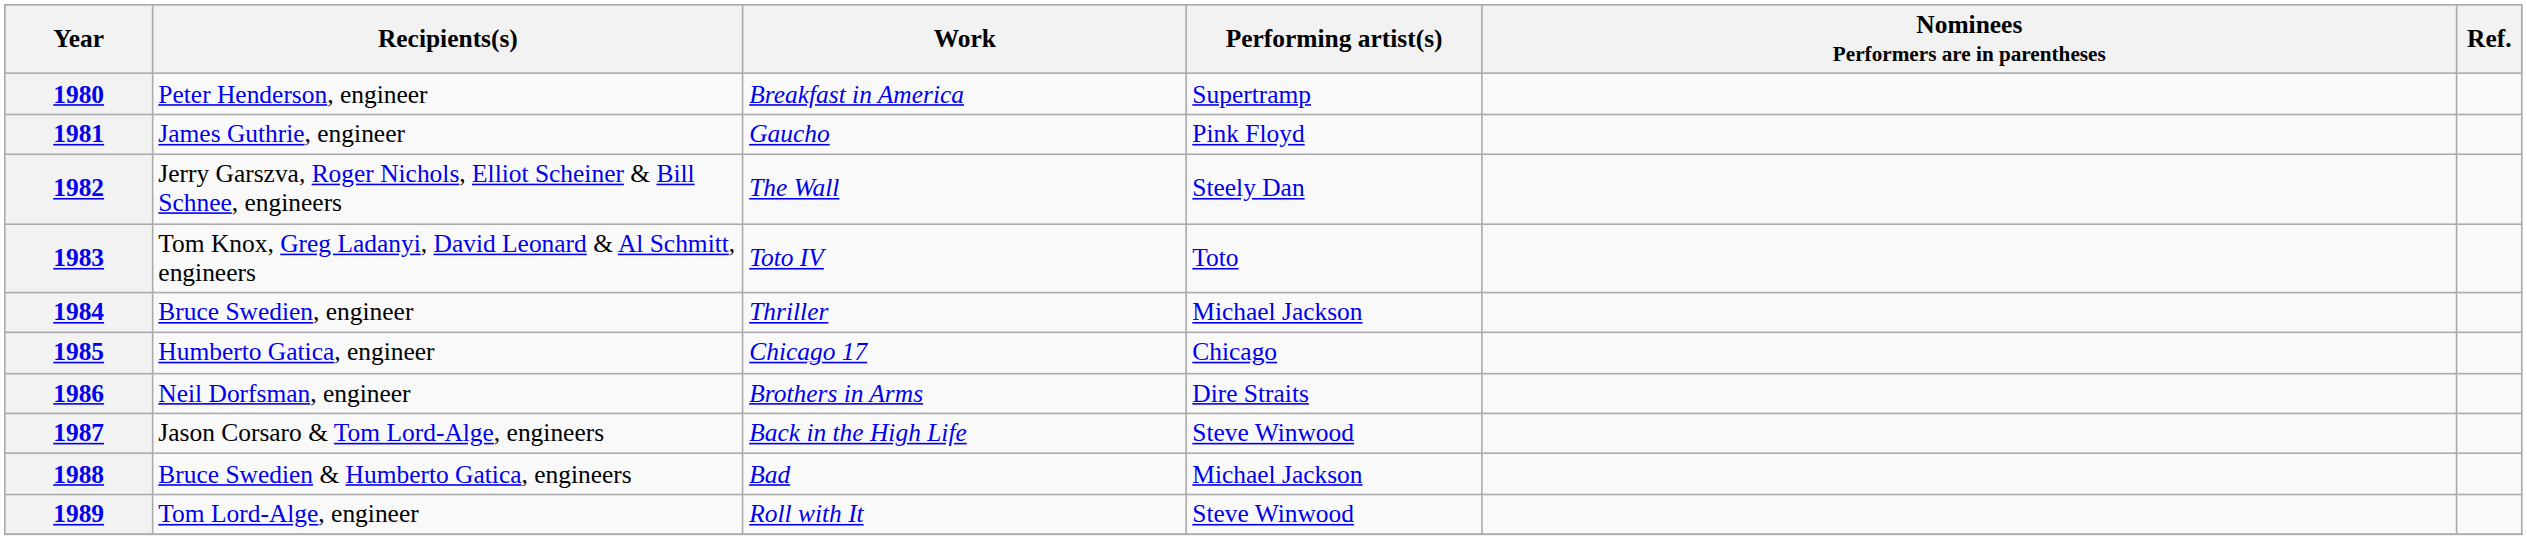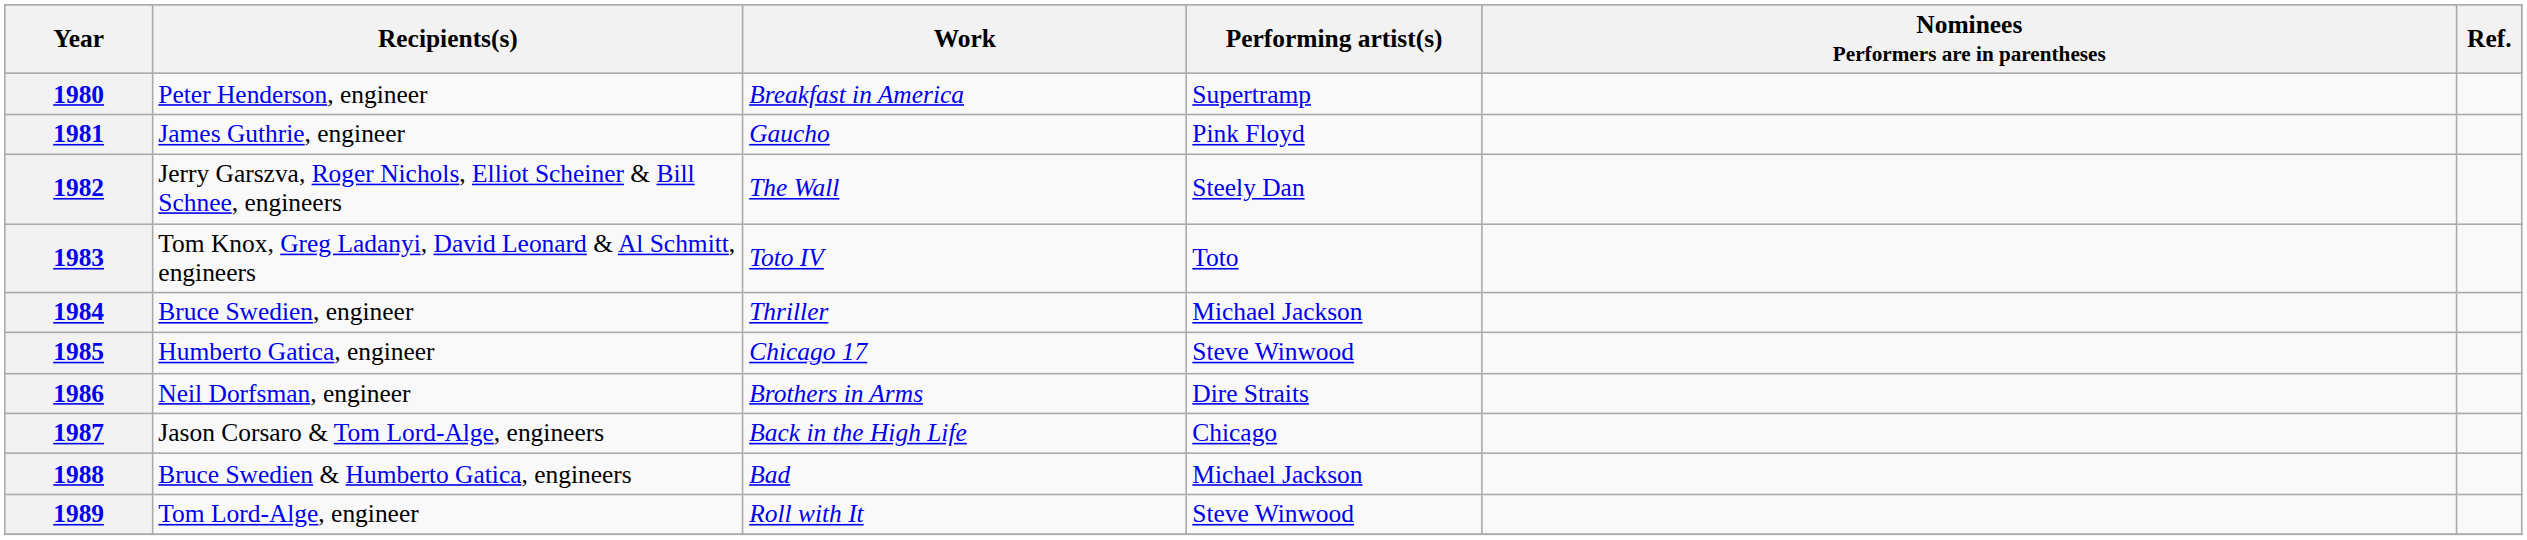(1235, 352) Chicago -> (1273, 352) Steve Winwood
(1273, 433) Steve Winwood -> (1235, 433) Chicago
